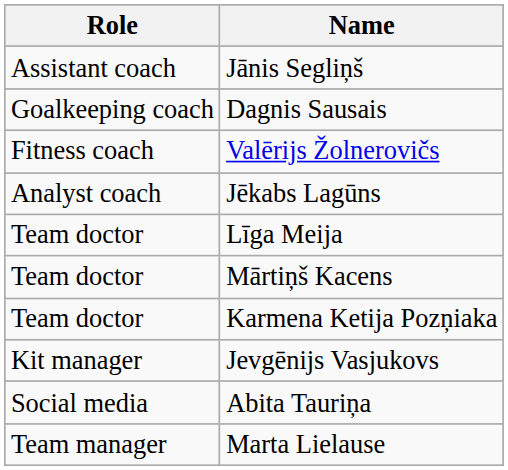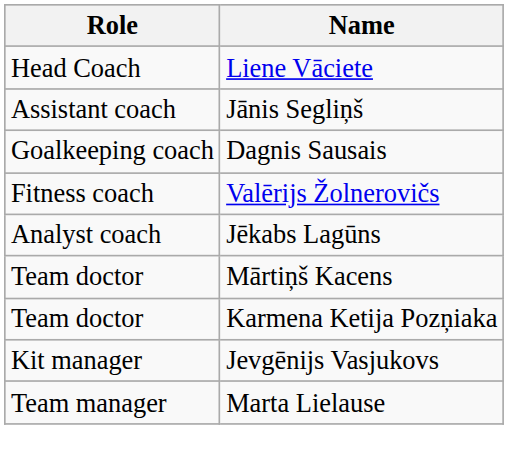+ row: (300, 67)
- row: (284, 234)
- row: (299, 402)
